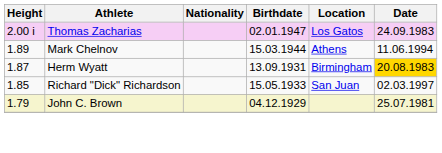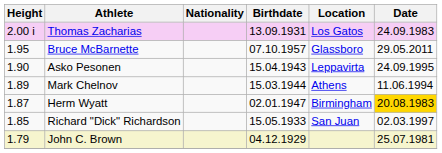(278, 31) 02.01.1947 -> (278, 31) 13.09.1931
+ row: (93, 49)
+ row: (84, 67)
(278, 67) 13.09.1931 -> (278, 103) 02.01.1947
